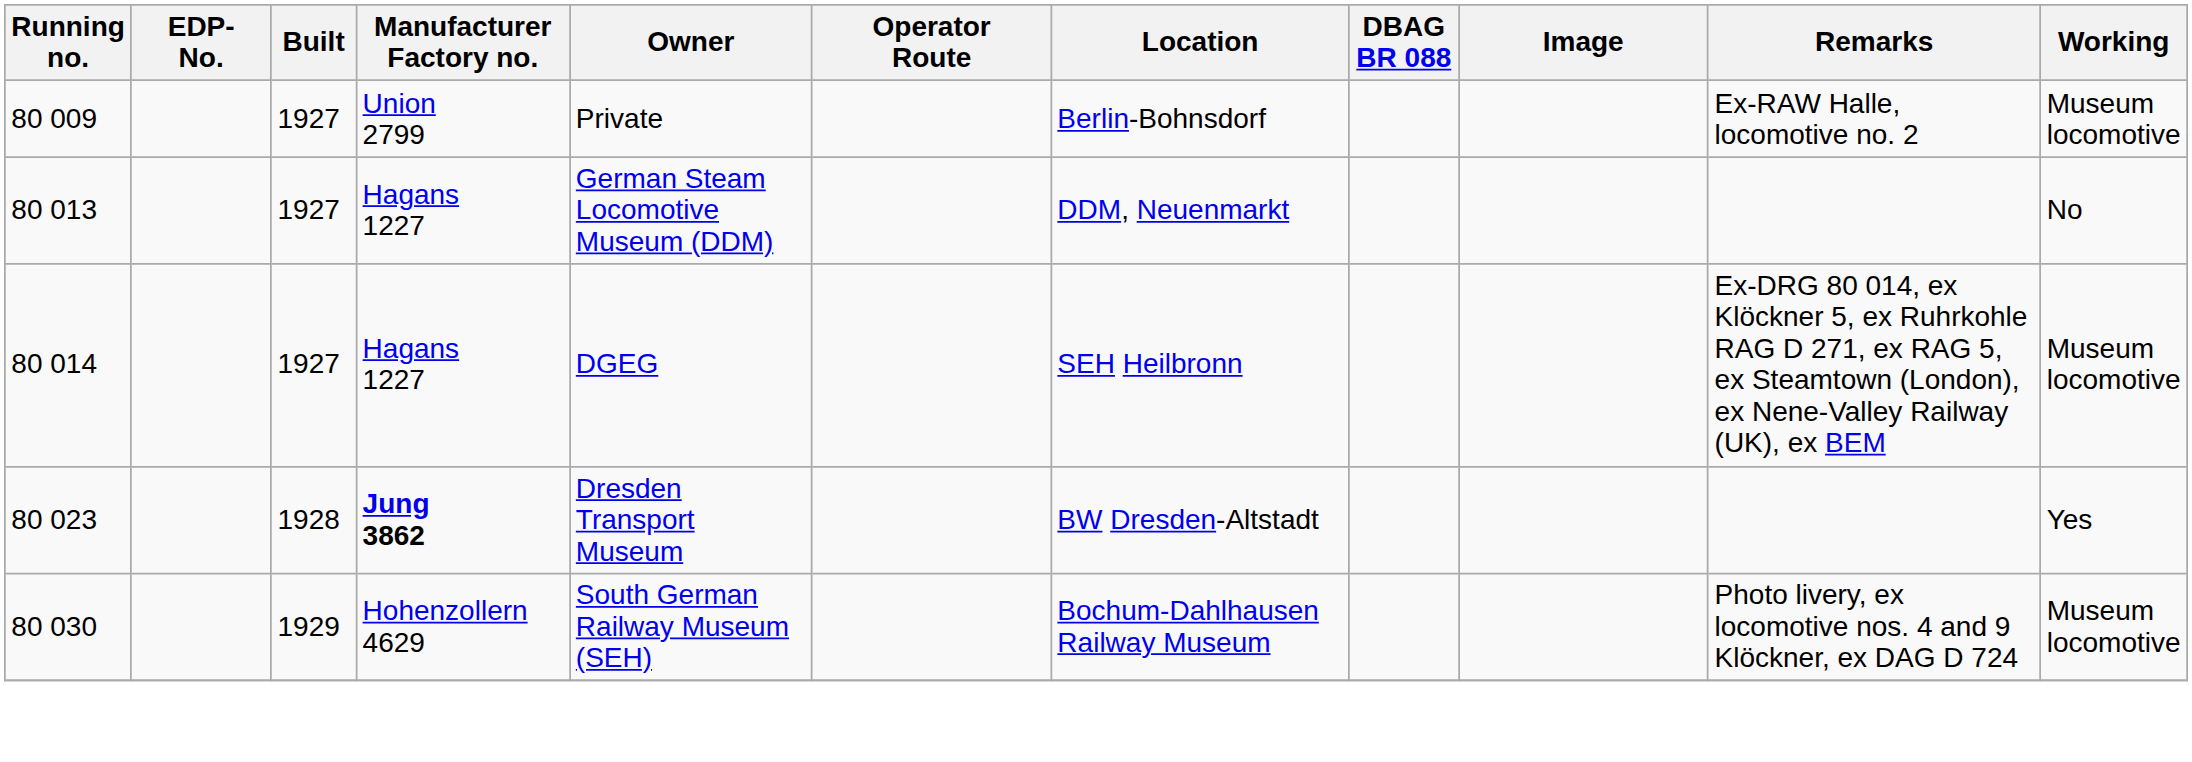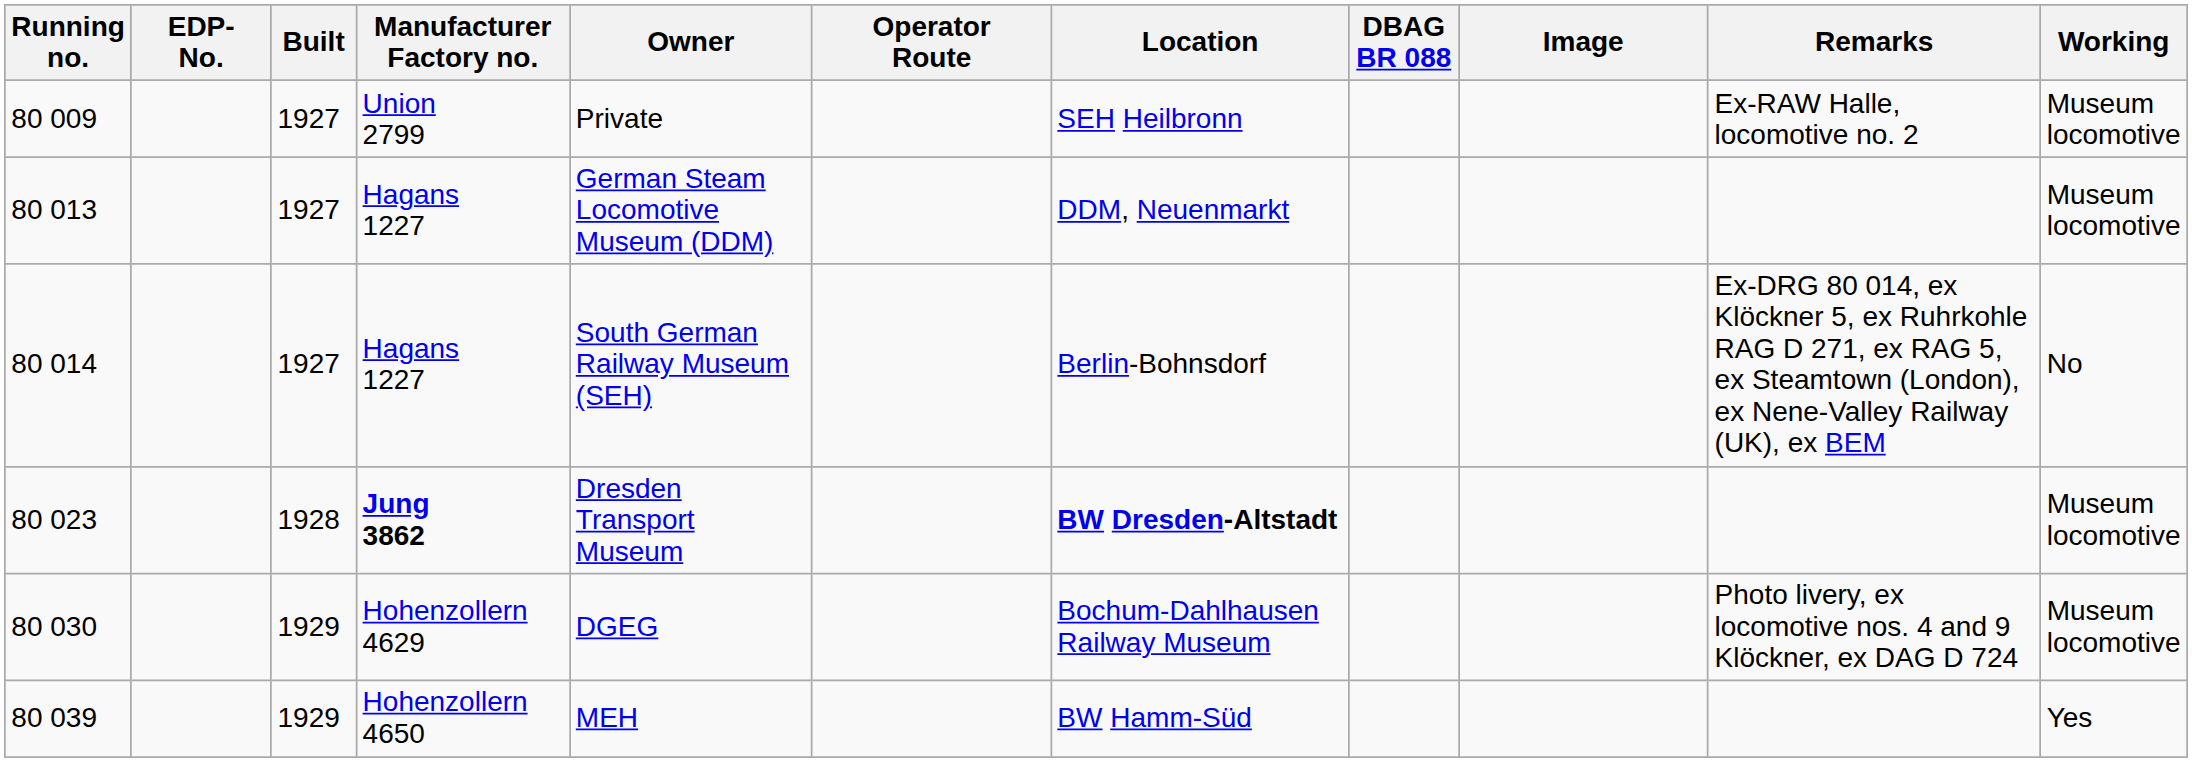(1162, 118) Berlin-Bohnsdorf -> (1150, 118) SEH Heilbronn
(2065, 210) No -> (2114, 210) Museum locomotive
(617, 364) DGEG -> (682, 364) South German Railway Museum (SEH)
(1150, 364) SEH Heilbronn -> (1162, 364) Berlin-Bohnsdorf
(2114, 364) Museum locomotive -> (2065, 364) No
(1188, 519) normal -> (1197, 519) bold
(2070, 519) Yes -> (2114, 519) Museum locomotive
(682, 626) South German Railway Museum (SEH) -> (617, 626) DGEG
+ row: (54, 718)
